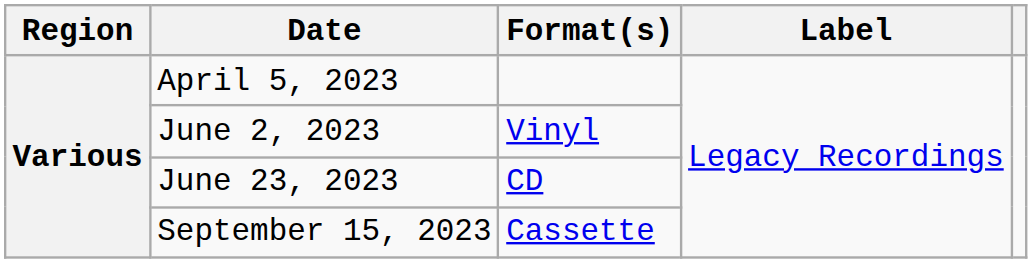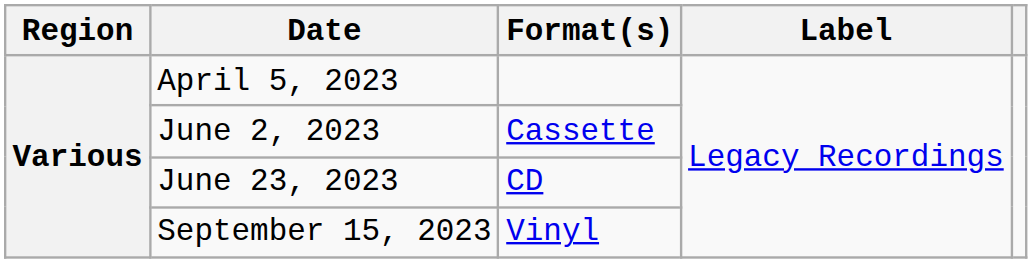(553, 131) Vinyl -> (580, 131) Cassette
(580, 232) Cassette -> (553, 232) Vinyl
